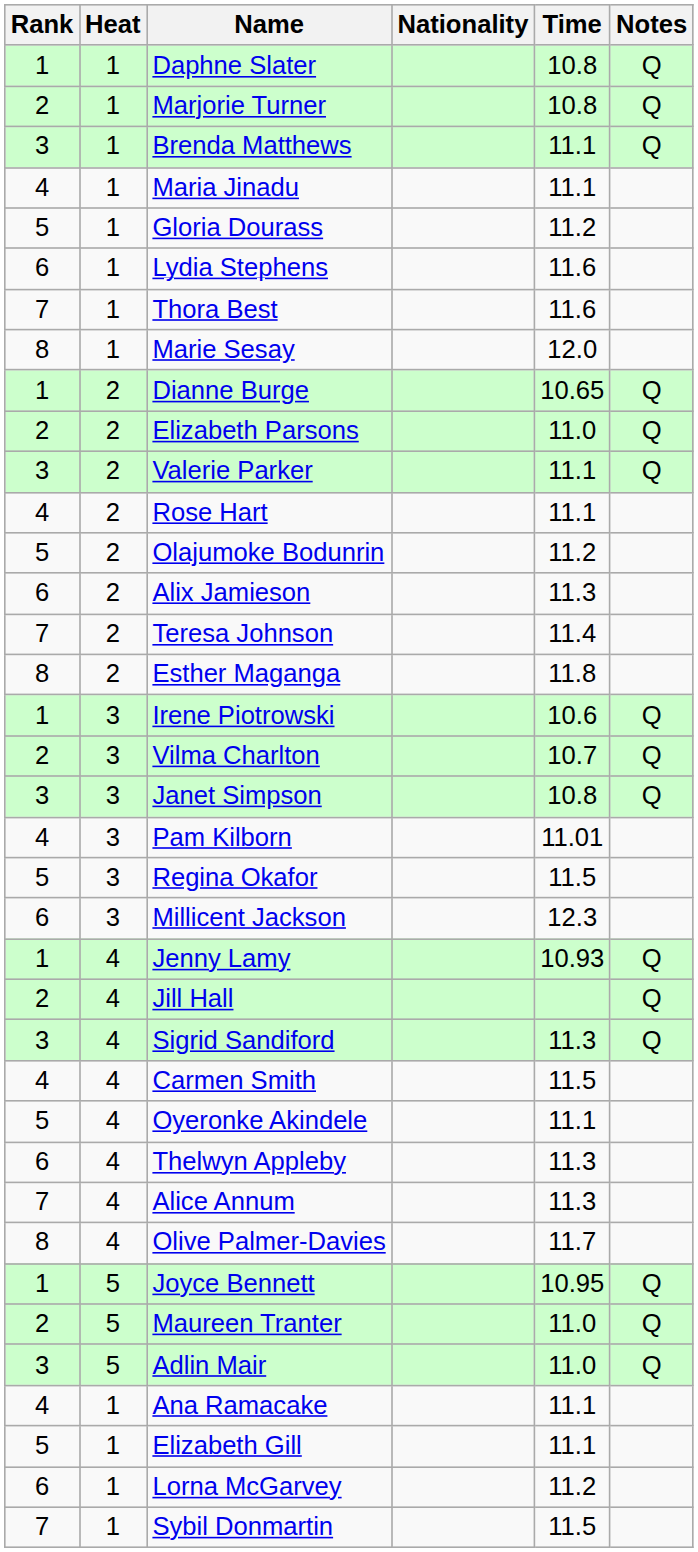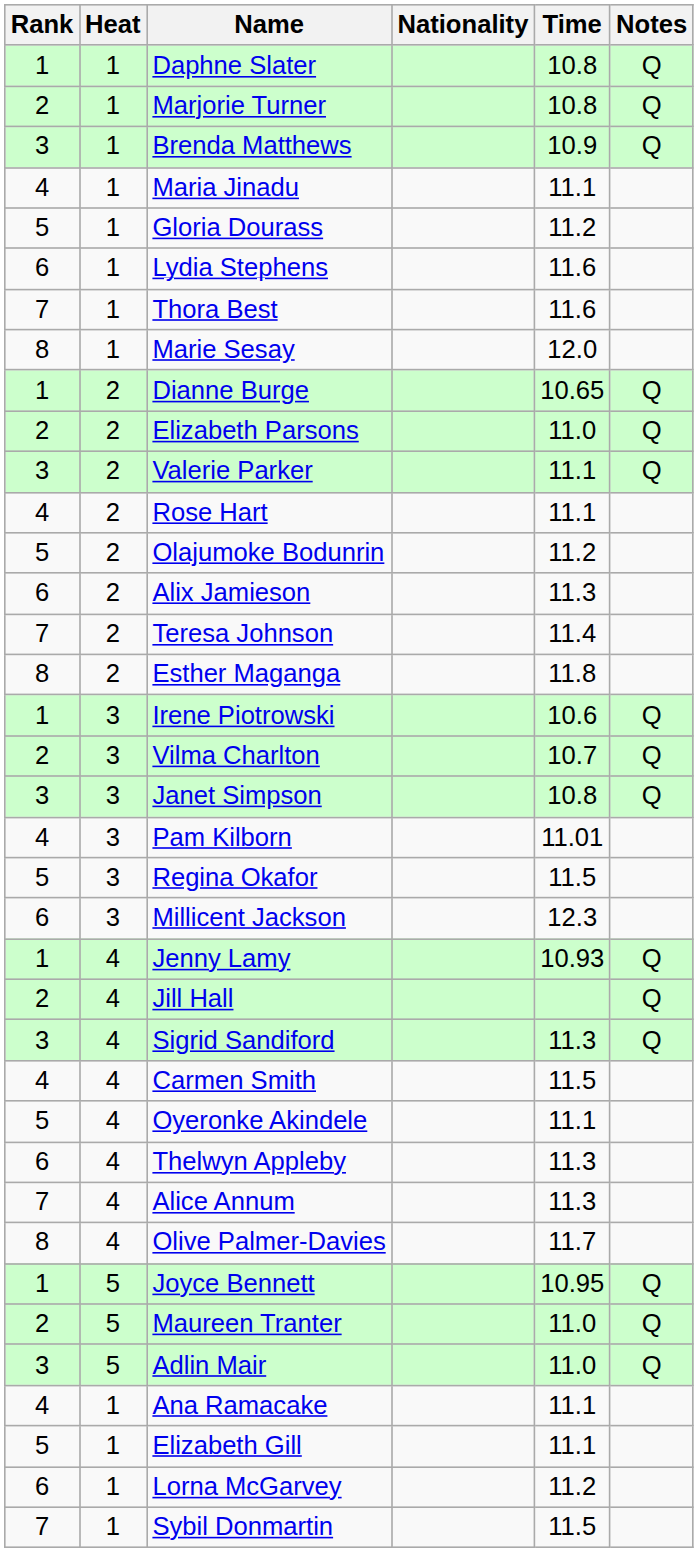(572, 146) 11.1 -> (572, 146) 10.9
